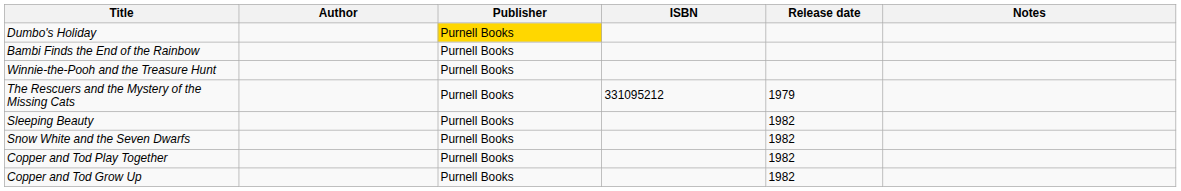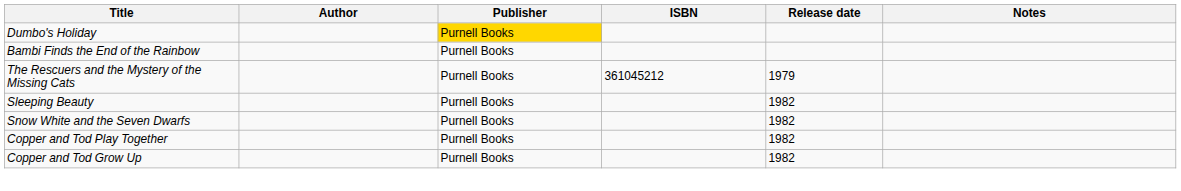- row: (112, 70)
(634, 95) 331095212 -> (634, 76) 361045212
